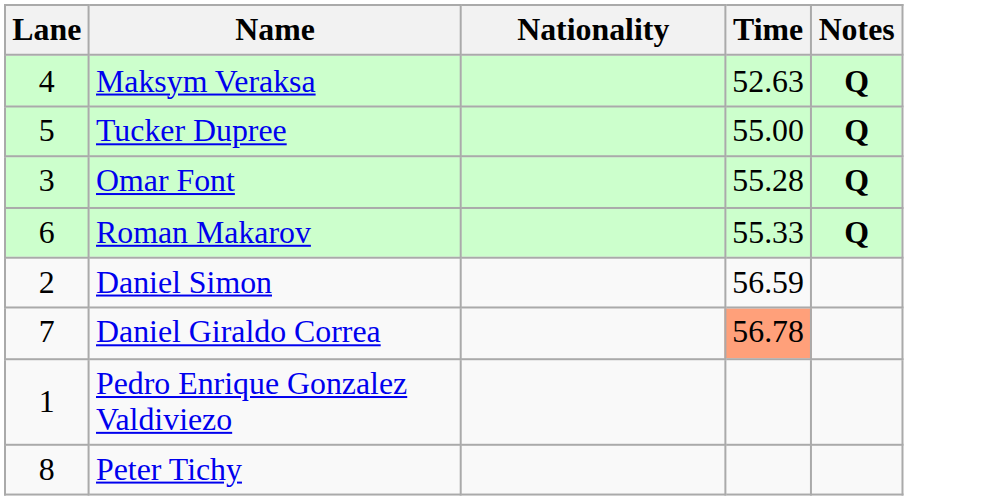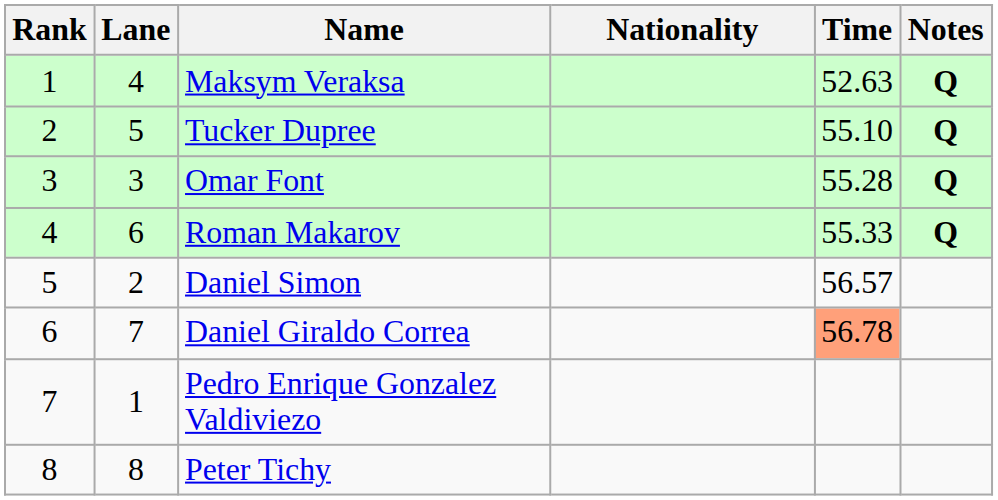+ column: (50, 29)
(768, 130) 55.00 -> (857, 130) 55.10
(768, 282) 56.59 -> (857, 282) 56.57
